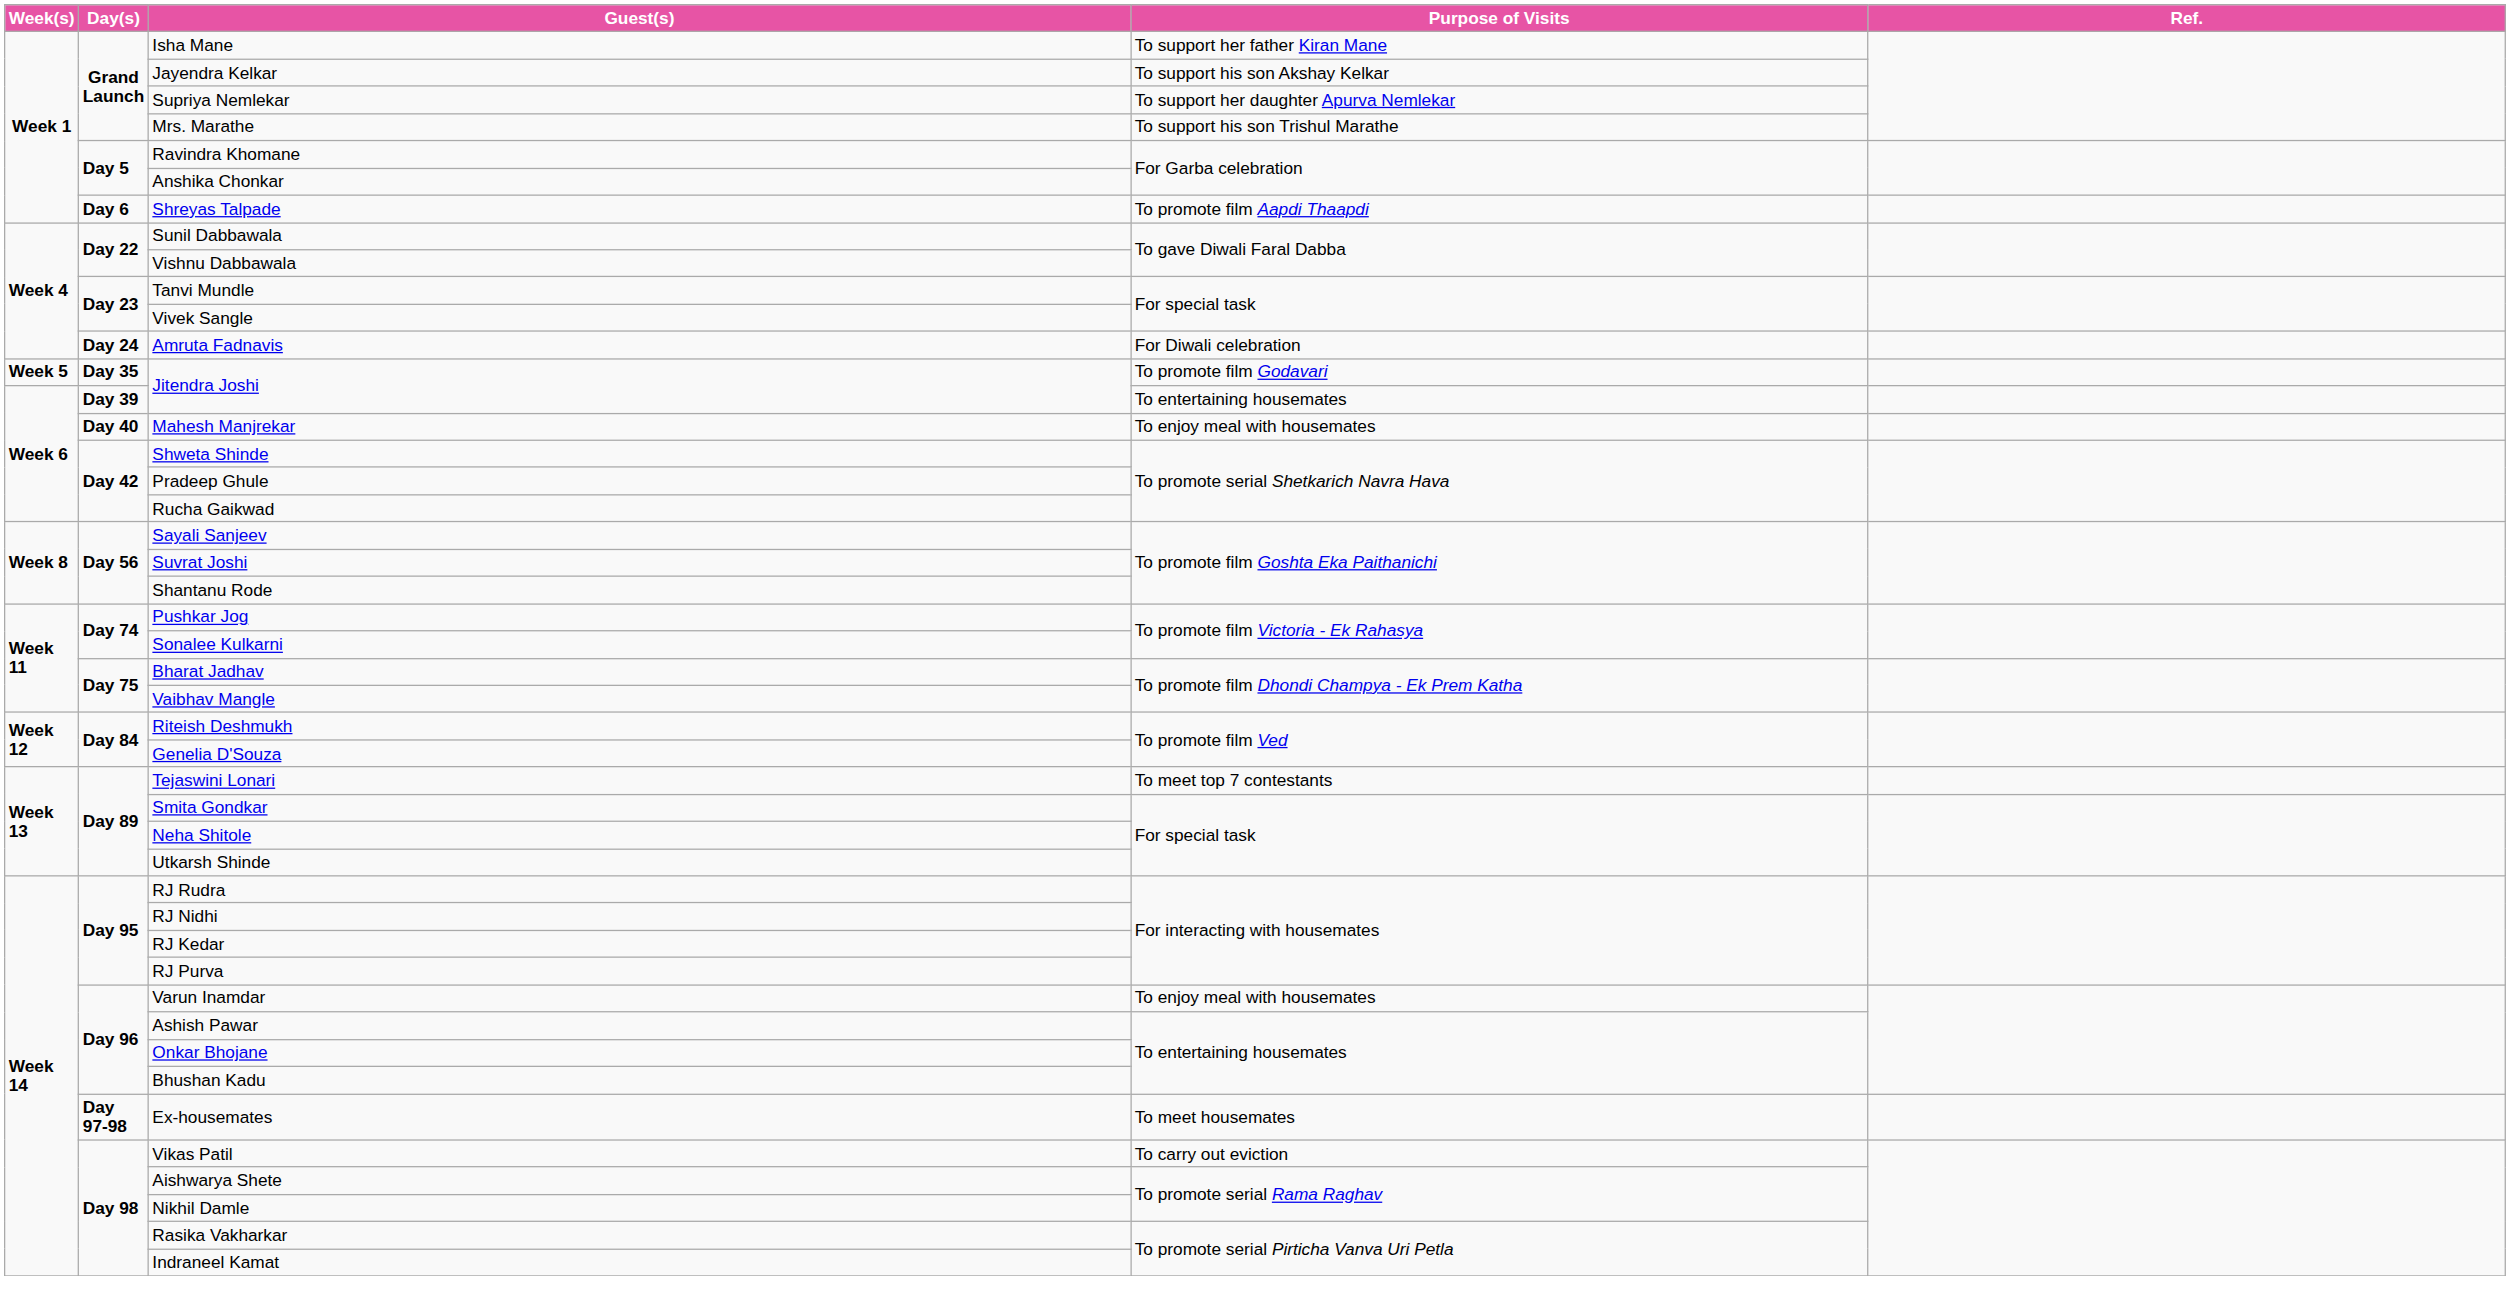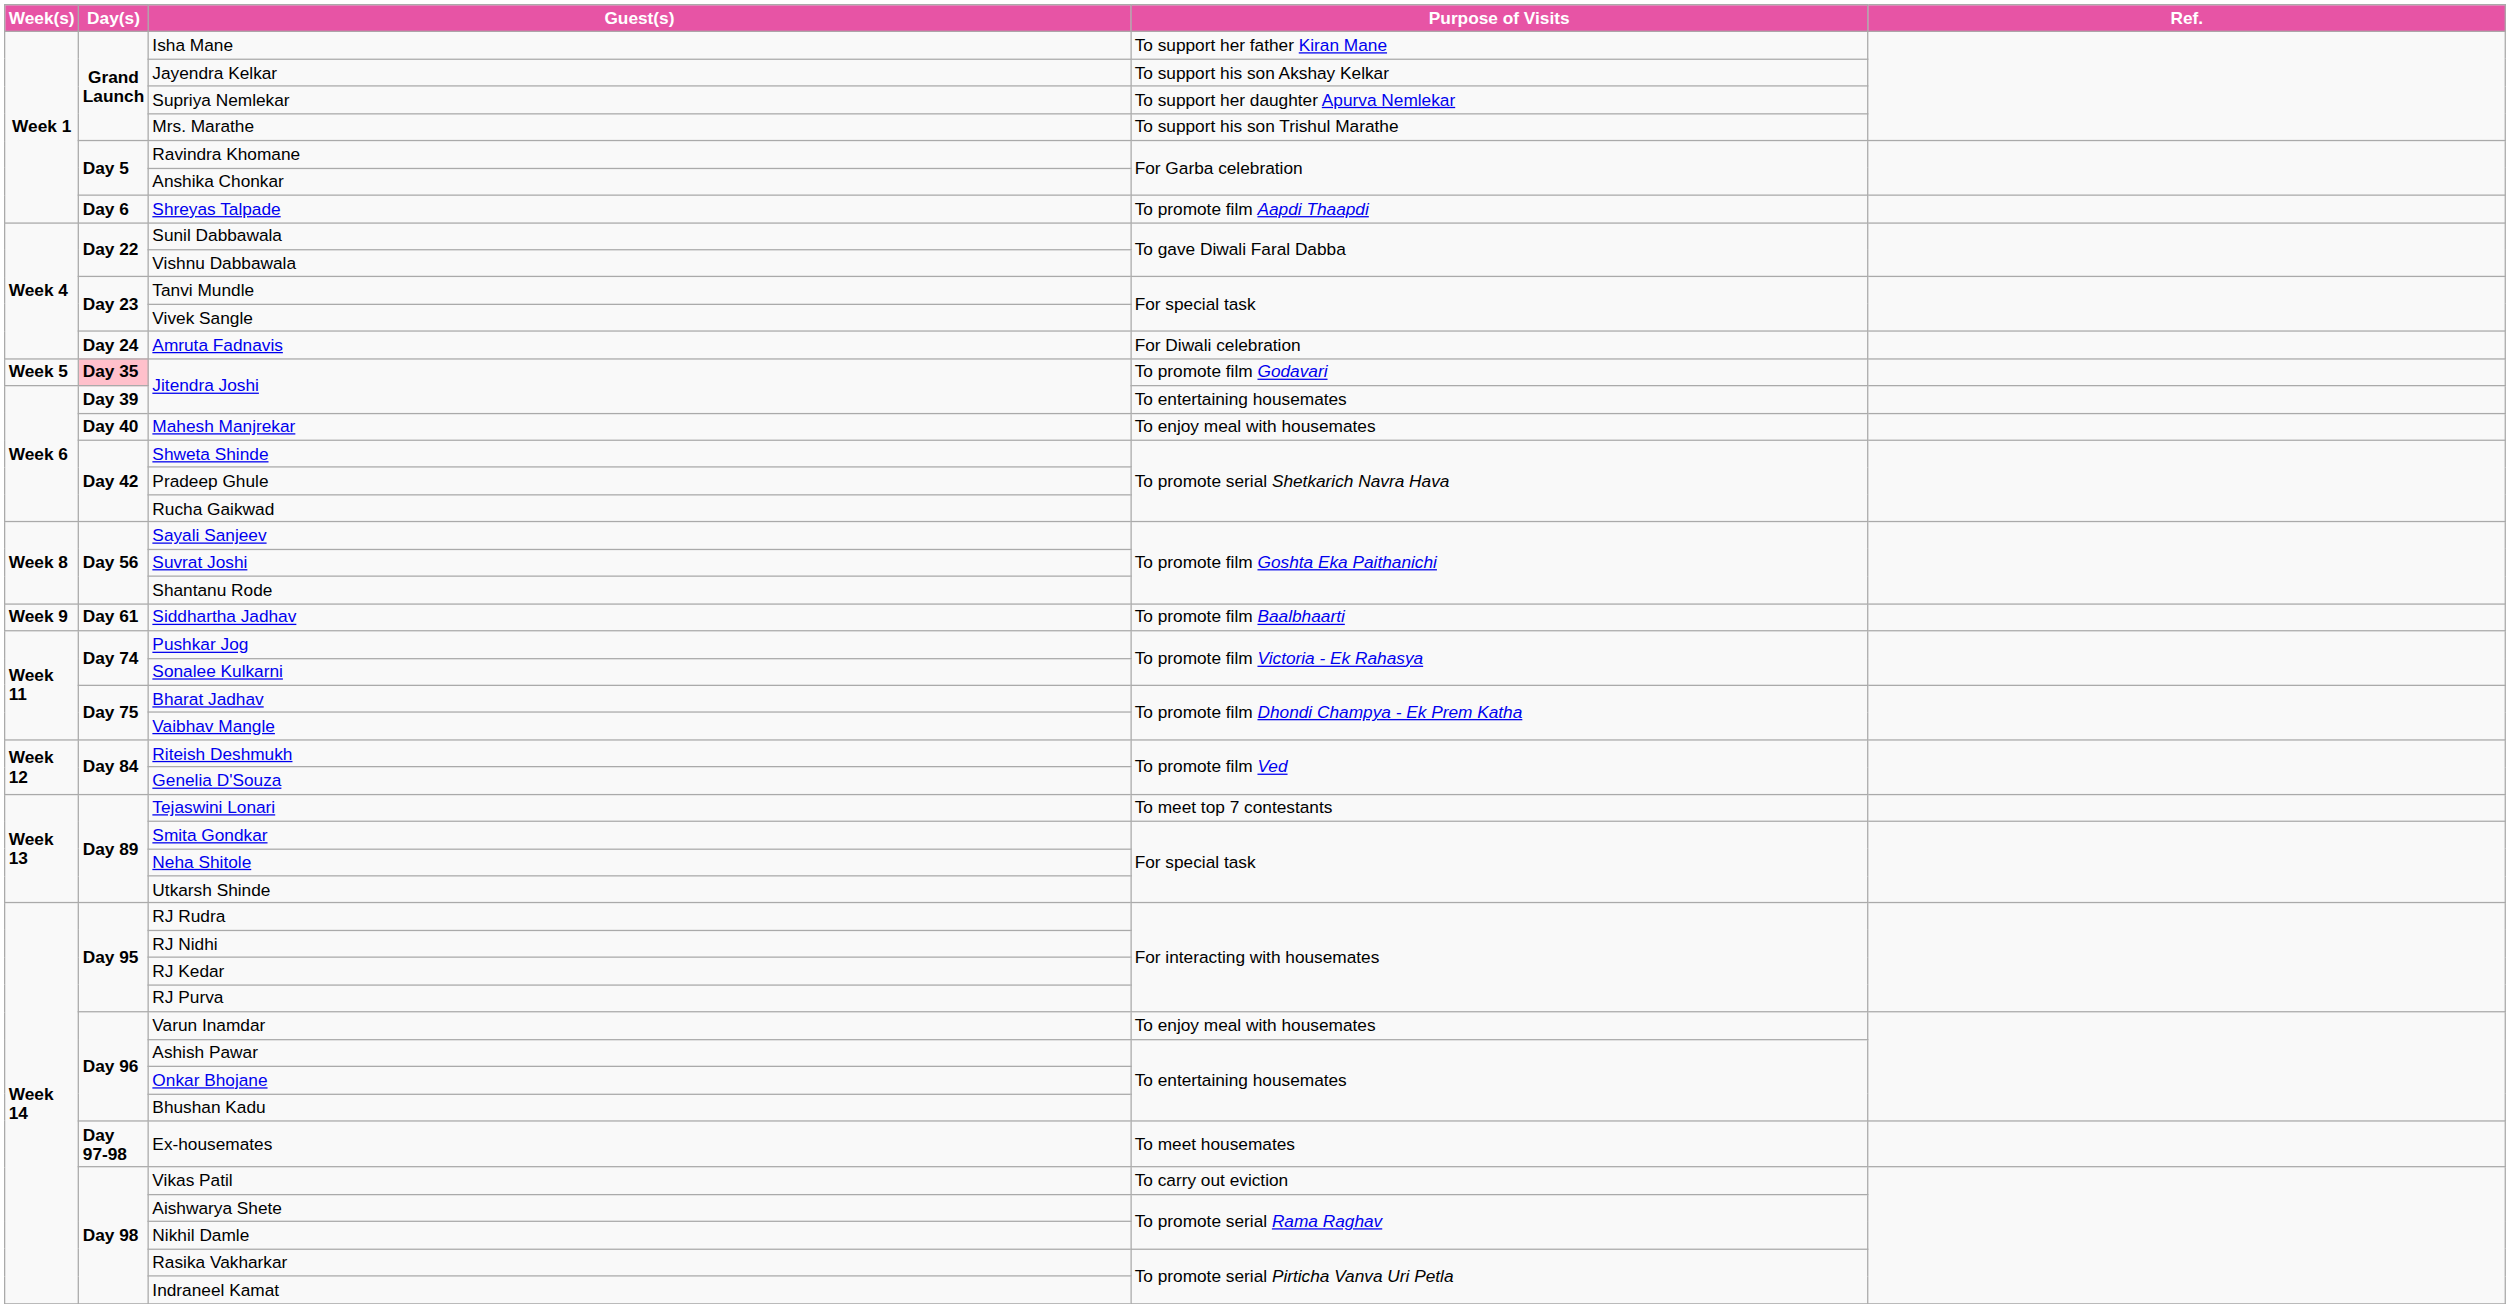(111, 372) no background -> (111, 372) pink background
+ row: (224, 617)
